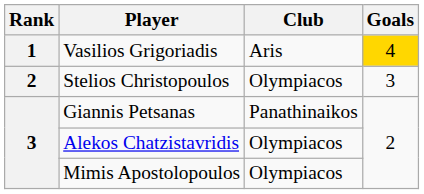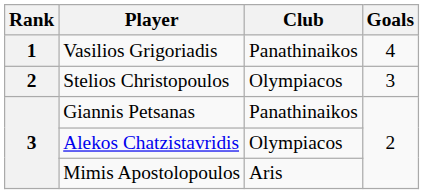(266, 50) Aris -> (303, 50) Panathinaikos
(390, 50) gold background -> (390, 50) no background
(296, 173) Olympiacos -> (266, 173) Aris
